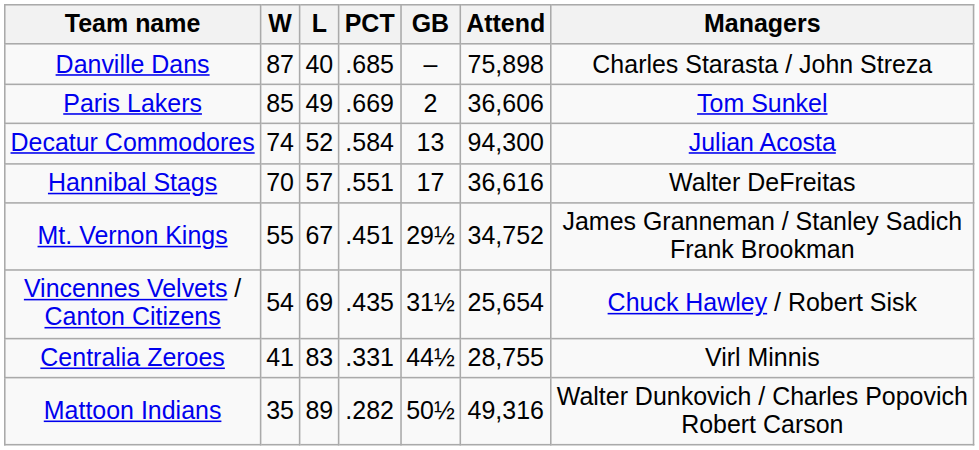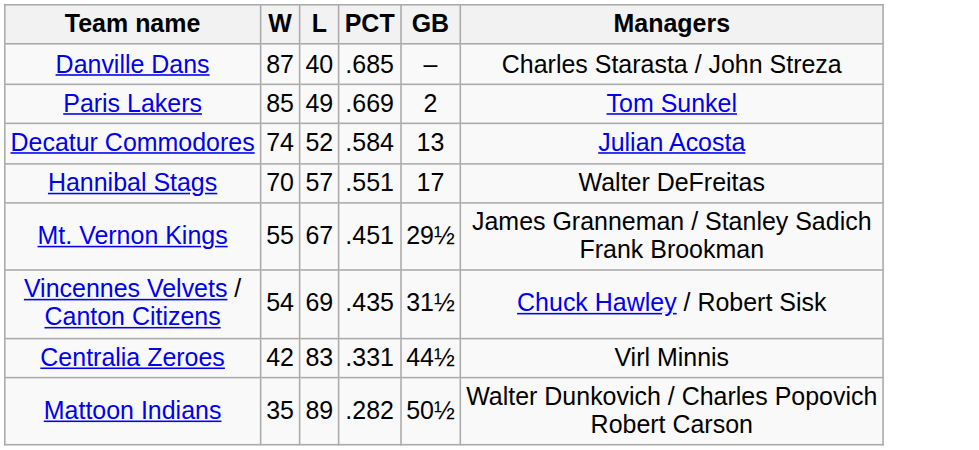- column: (506, 24)
(280, 357) 41 -> (280, 357) 42
